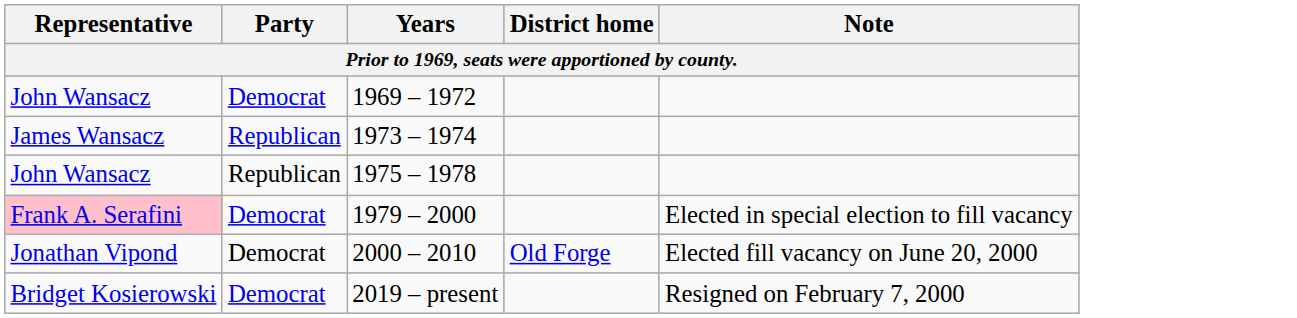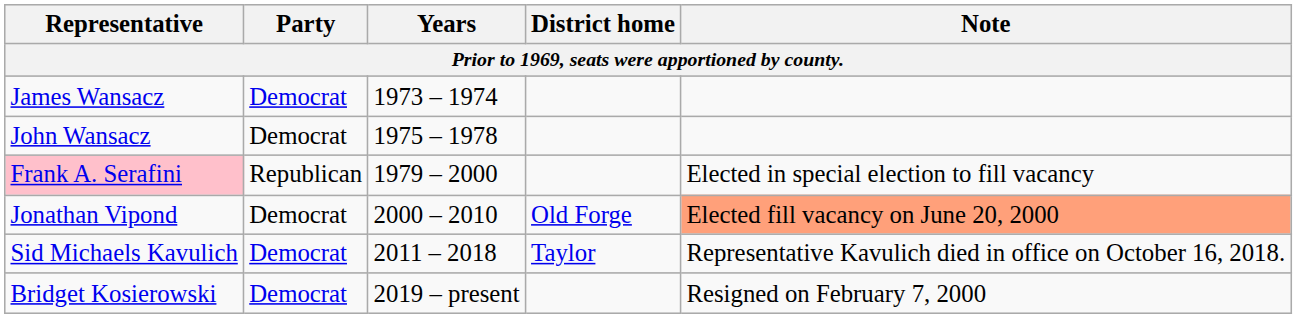- row: (414, 96)
(284, 135) Republican -> (298, 96) Democrat
(284, 174) Republican -> (298, 135) Democrat
(277, 214) Democrat -> (306, 174) Republican
(851, 253) no background -> (873, 214) lightsalmon background
+ row: (435, 253)
